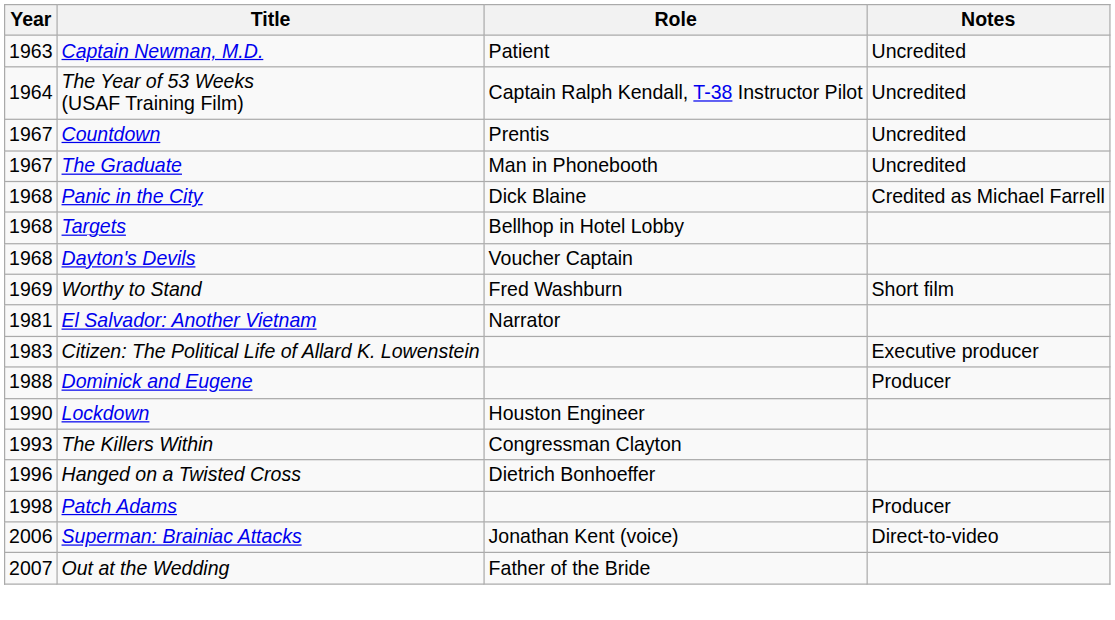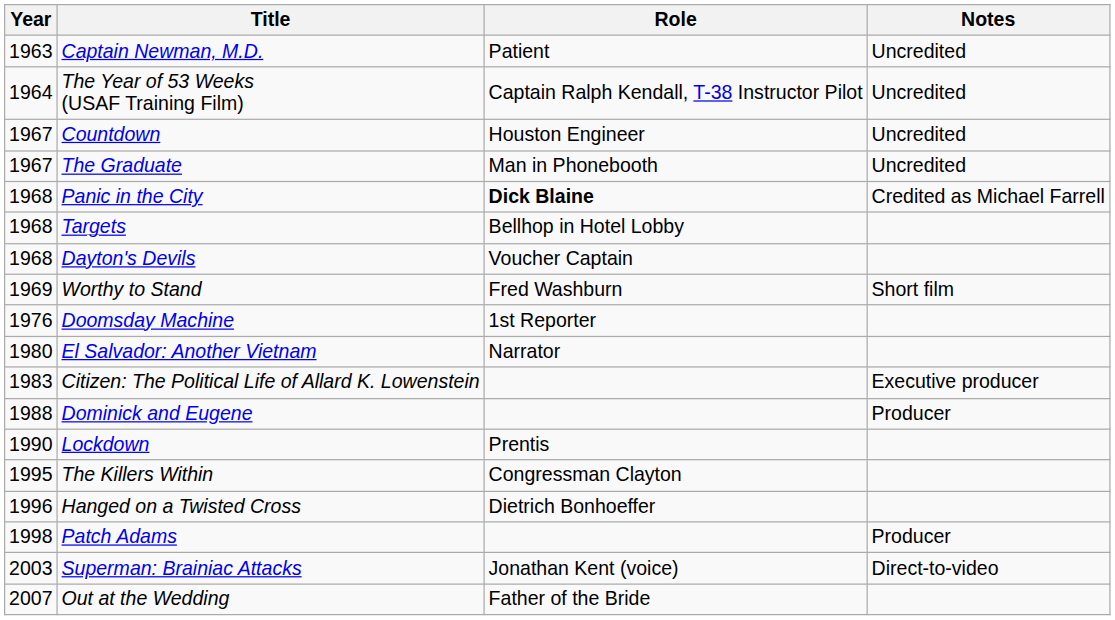(519, 134) Prentis -> (567, 134) Houston Engineer
(537, 196) normal -> (541, 196) bold
+ row: (148, 320)
(31, 320) 1981 -> (31, 351) 1980
(567, 413) Houston Engineer -> (519, 444) Prentis
(31, 444) 1993 -> (31, 475) 1995
(31, 537) 2006 -> (31, 568) 2003
